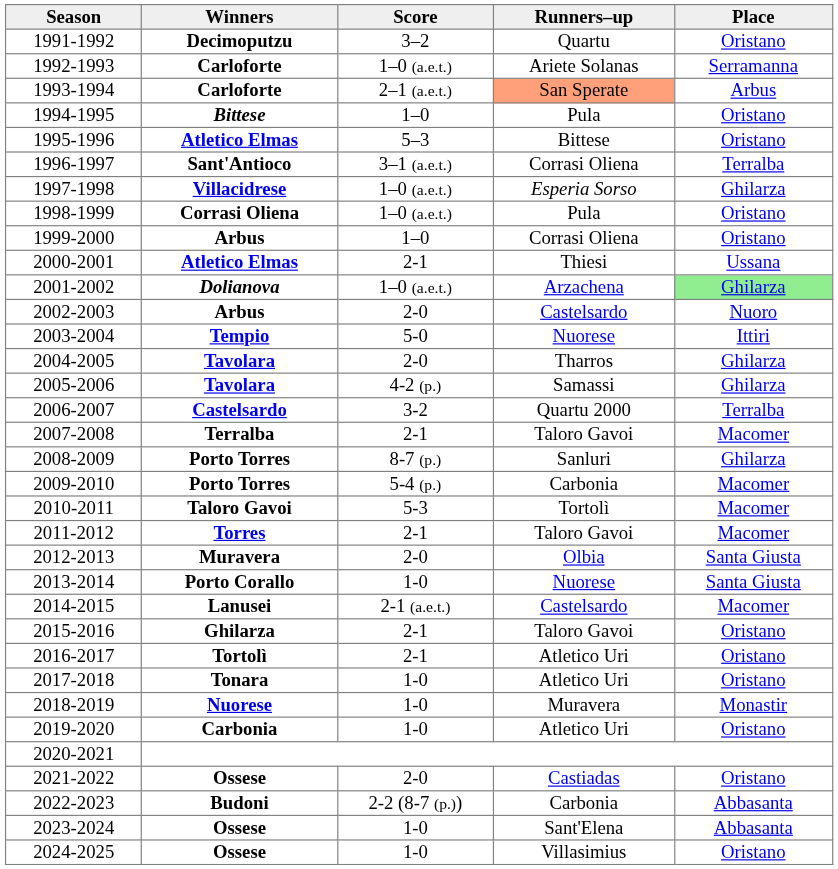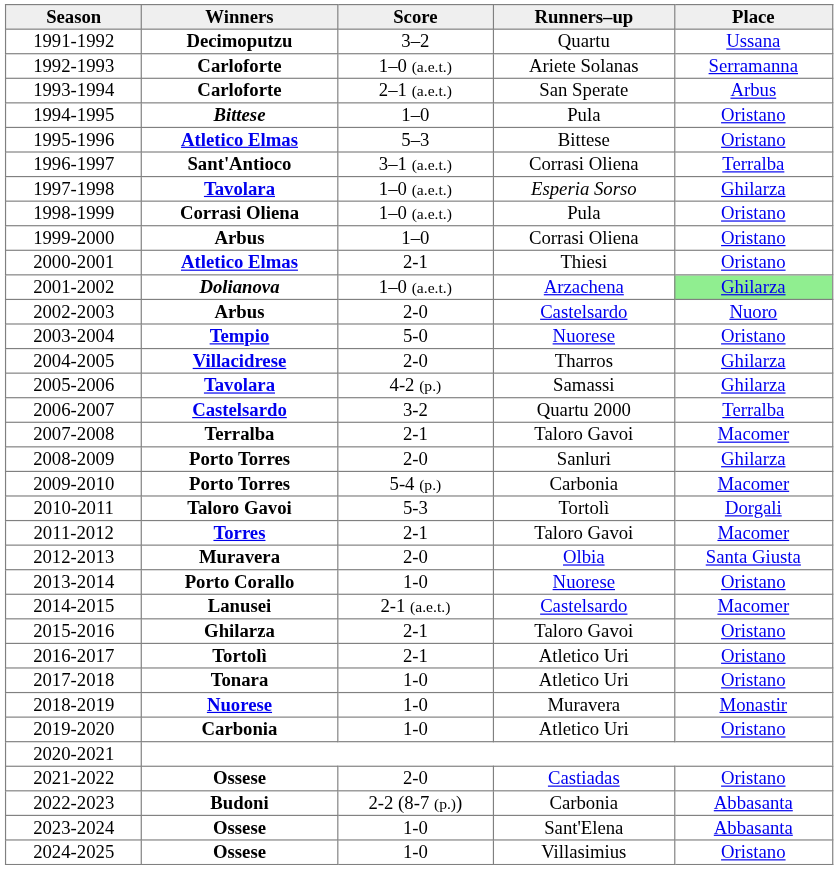(753, 41) Oristano -> (753, 41) Ussana
(584, 90) lightsalmon background -> (584, 90) no background
(239, 188) Villacidrese -> (239, 188) Tavolara
(753, 262) Ussana -> (753, 262) Oristano
(753, 336) Ittiri -> (753, 336) Oristano
(239, 360) Tavolara -> (239, 360) Villacidrese
(415, 459) 8-7 (p.) -> (415, 459) 2-0
(753, 508) Macomer -> (753, 508) Dorgali
(753, 581) Santa Giusta -> (753, 581) Oristano
